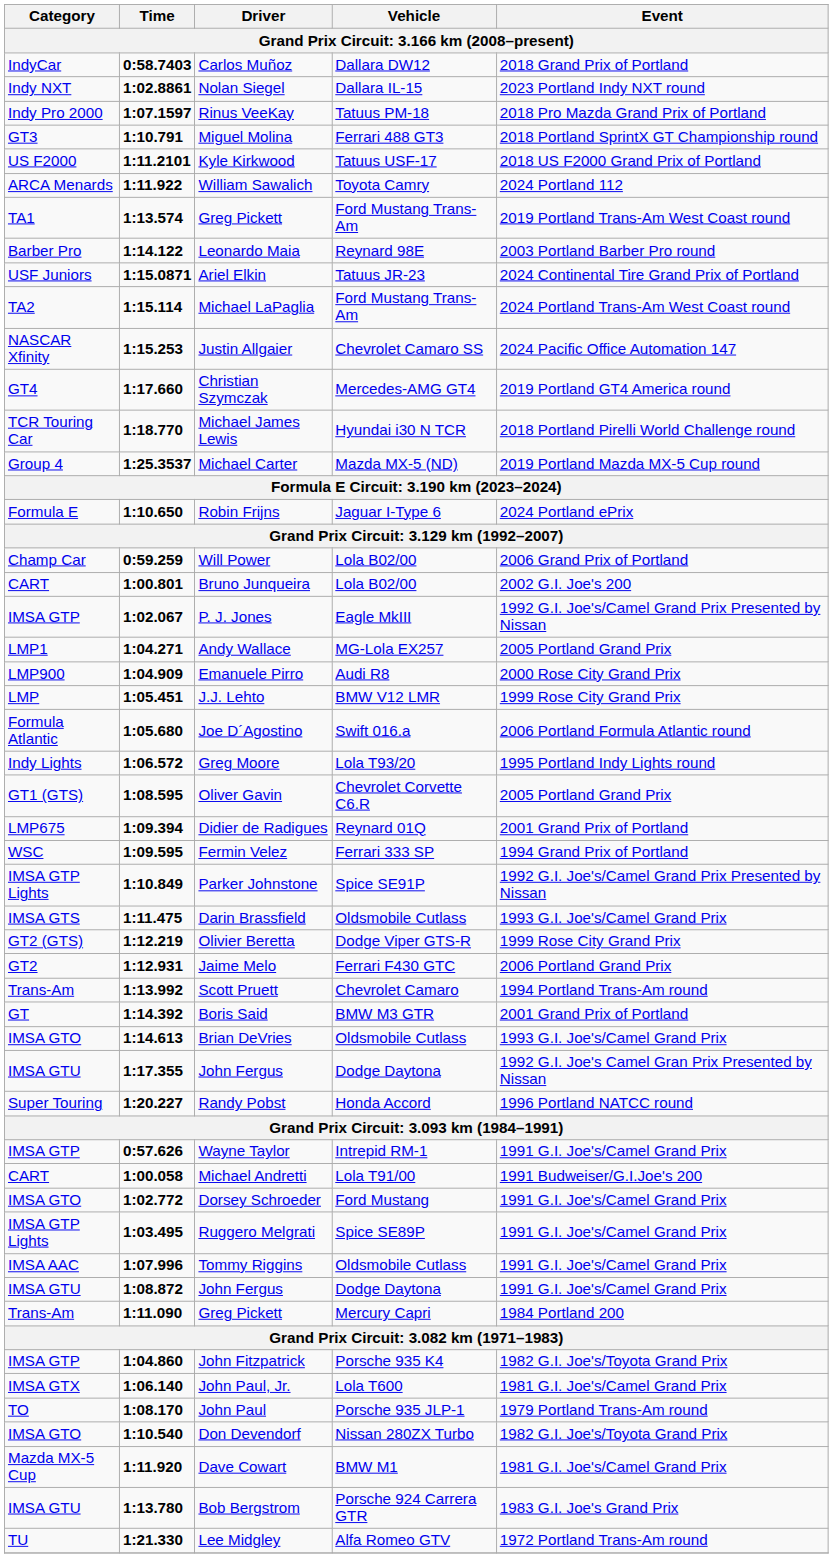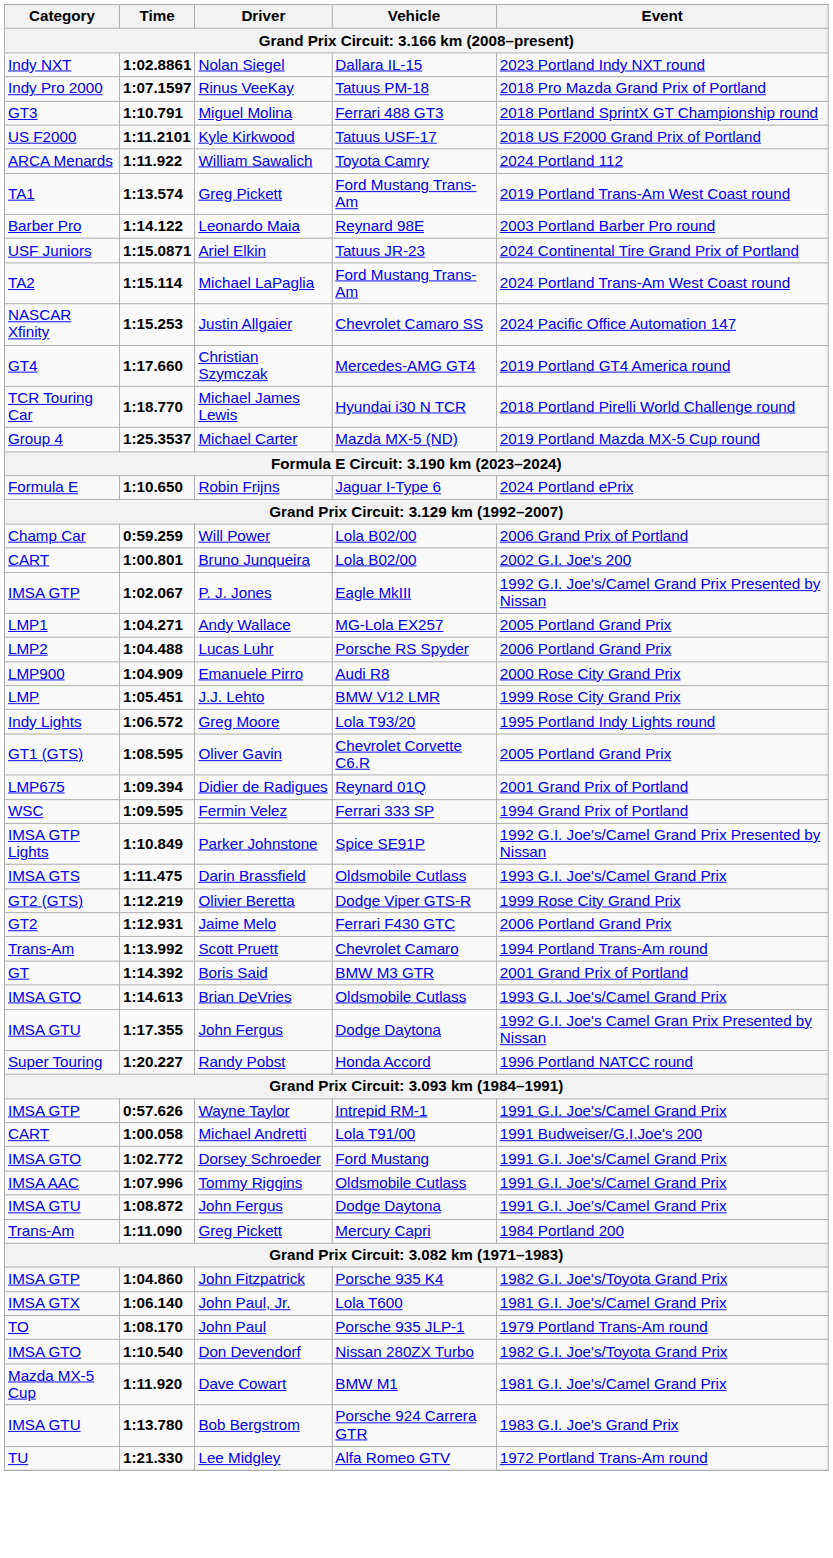- row: (157, 64)
+ row: (153, 649)
- row: (153, 730)
- row: (153, 1232)
